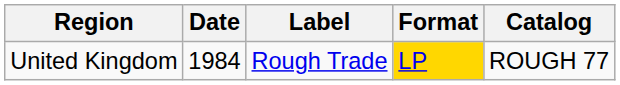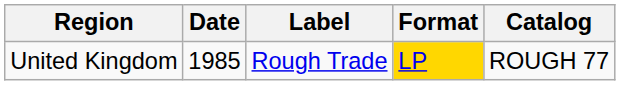(215, 60) 1984 -> (215, 60) 1985
